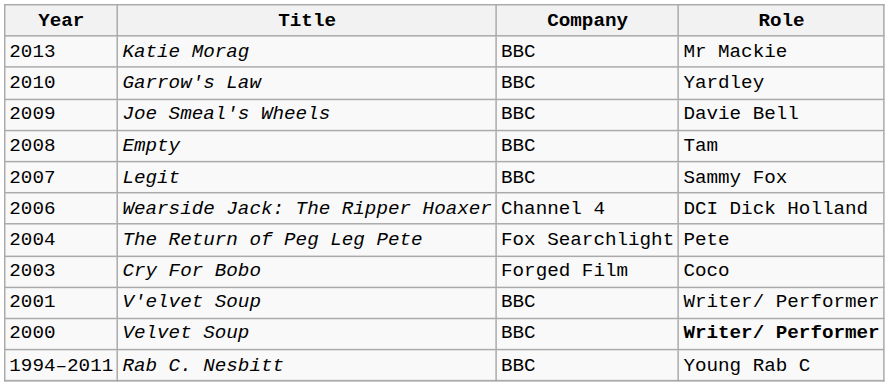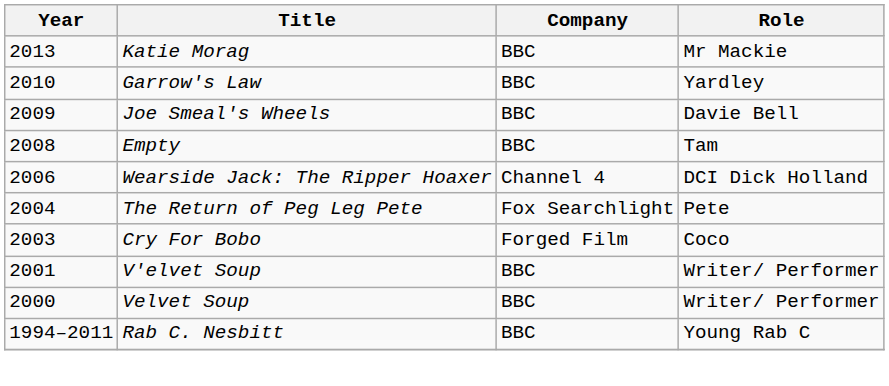- row: (151, 177)
(782, 334) bold -> (782, 303) normal
